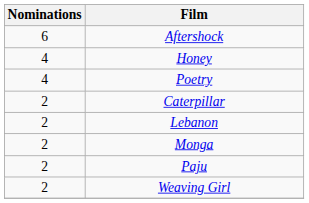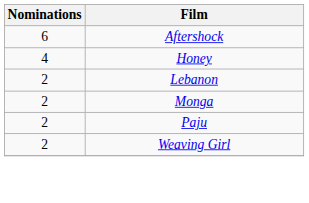- row: (194, 79)
- row: (194, 101)
